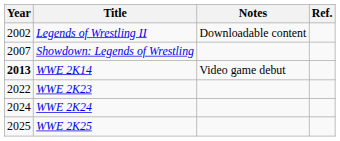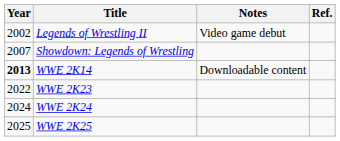(253, 32) Downloadable content -> (242, 32) Video game debut
(242, 70) Video game debut -> (253, 70) Downloadable content
